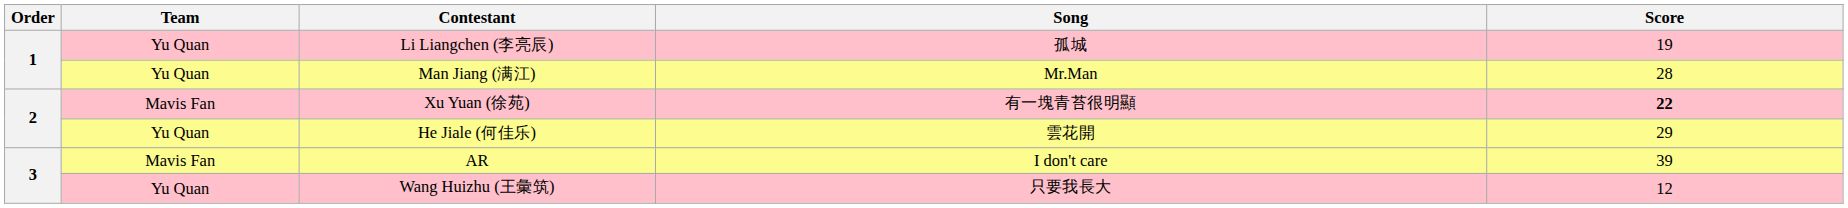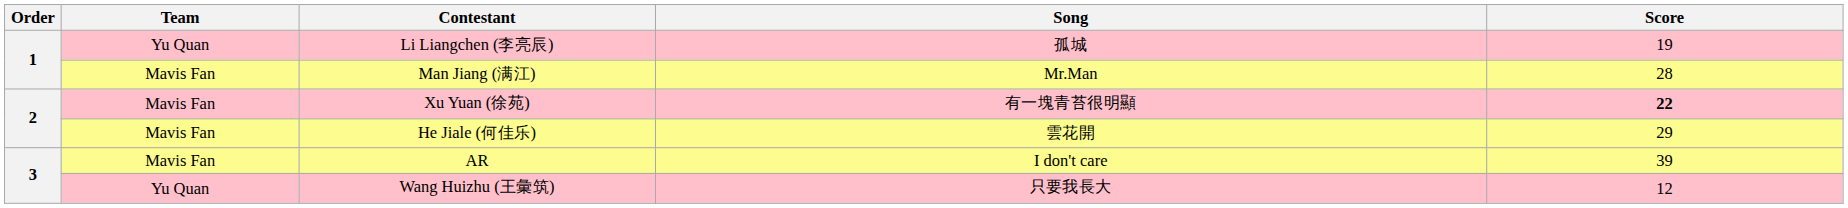(180, 74) Yu Quan -> (180, 74) Mavis Fan
(180, 132) Yu Quan -> (180, 132) Mavis Fan
